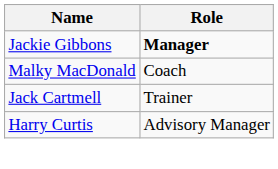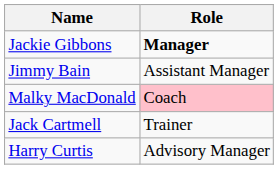+ row: (49, 71)
(165, 71) no background -> (165, 97) pink background
